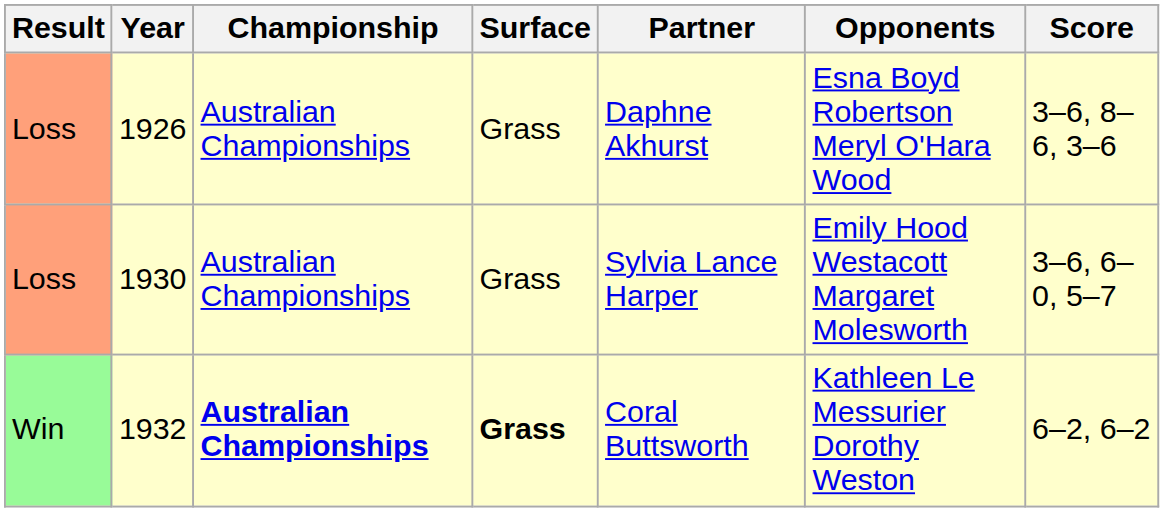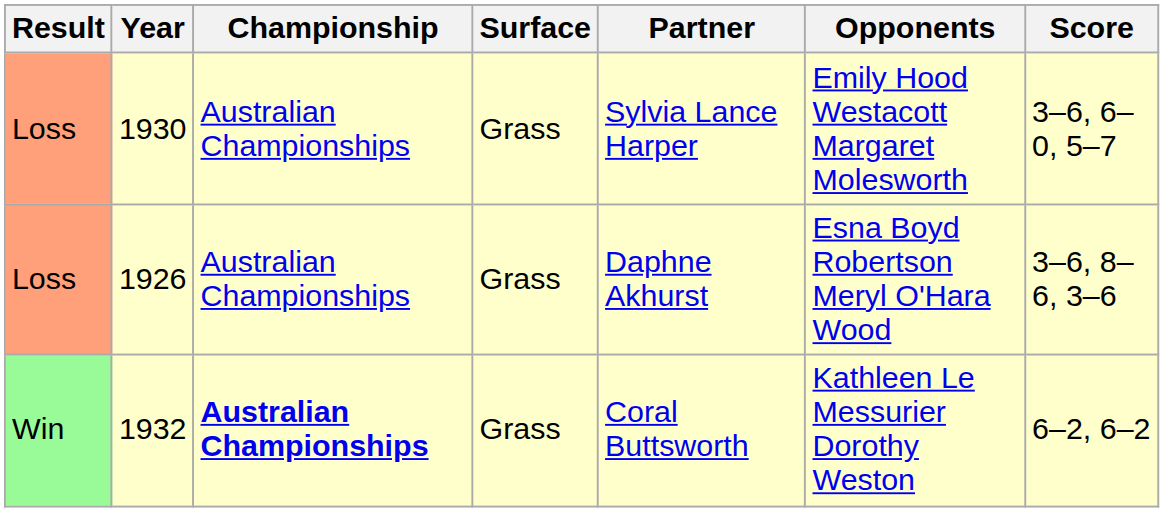rows swapped: (153, 128) <-> (153, 278)
(523, 429) bold -> (520, 429) normal
